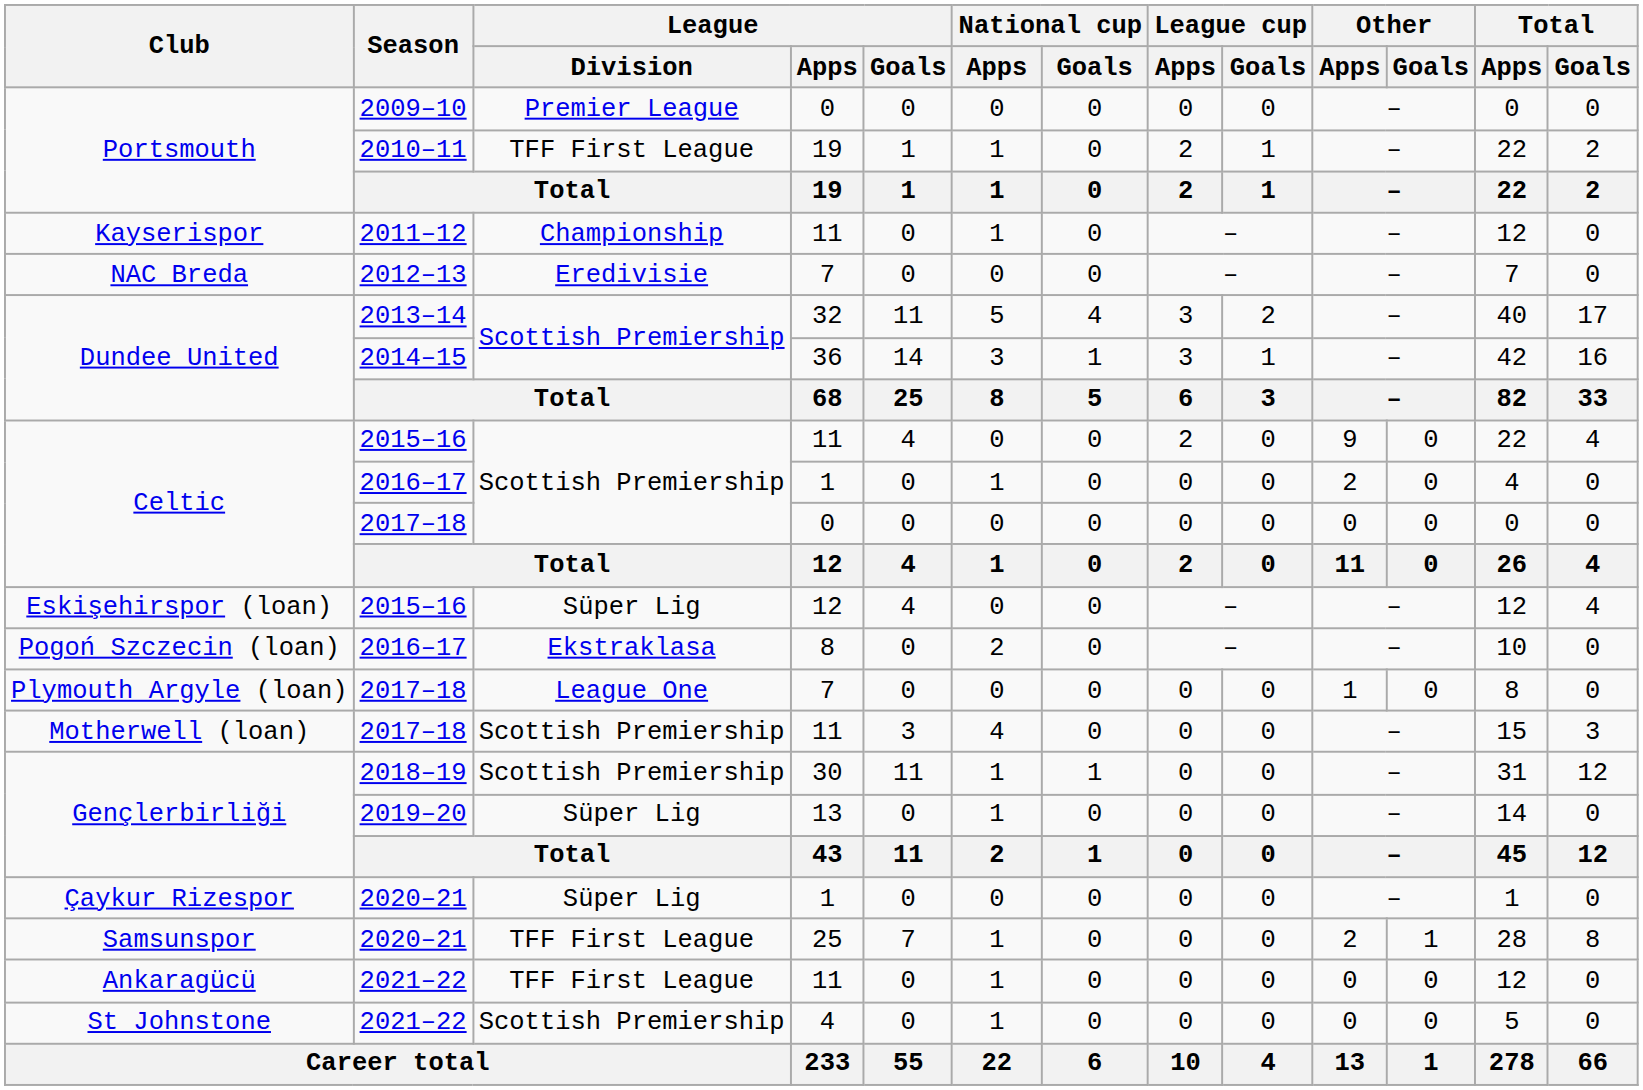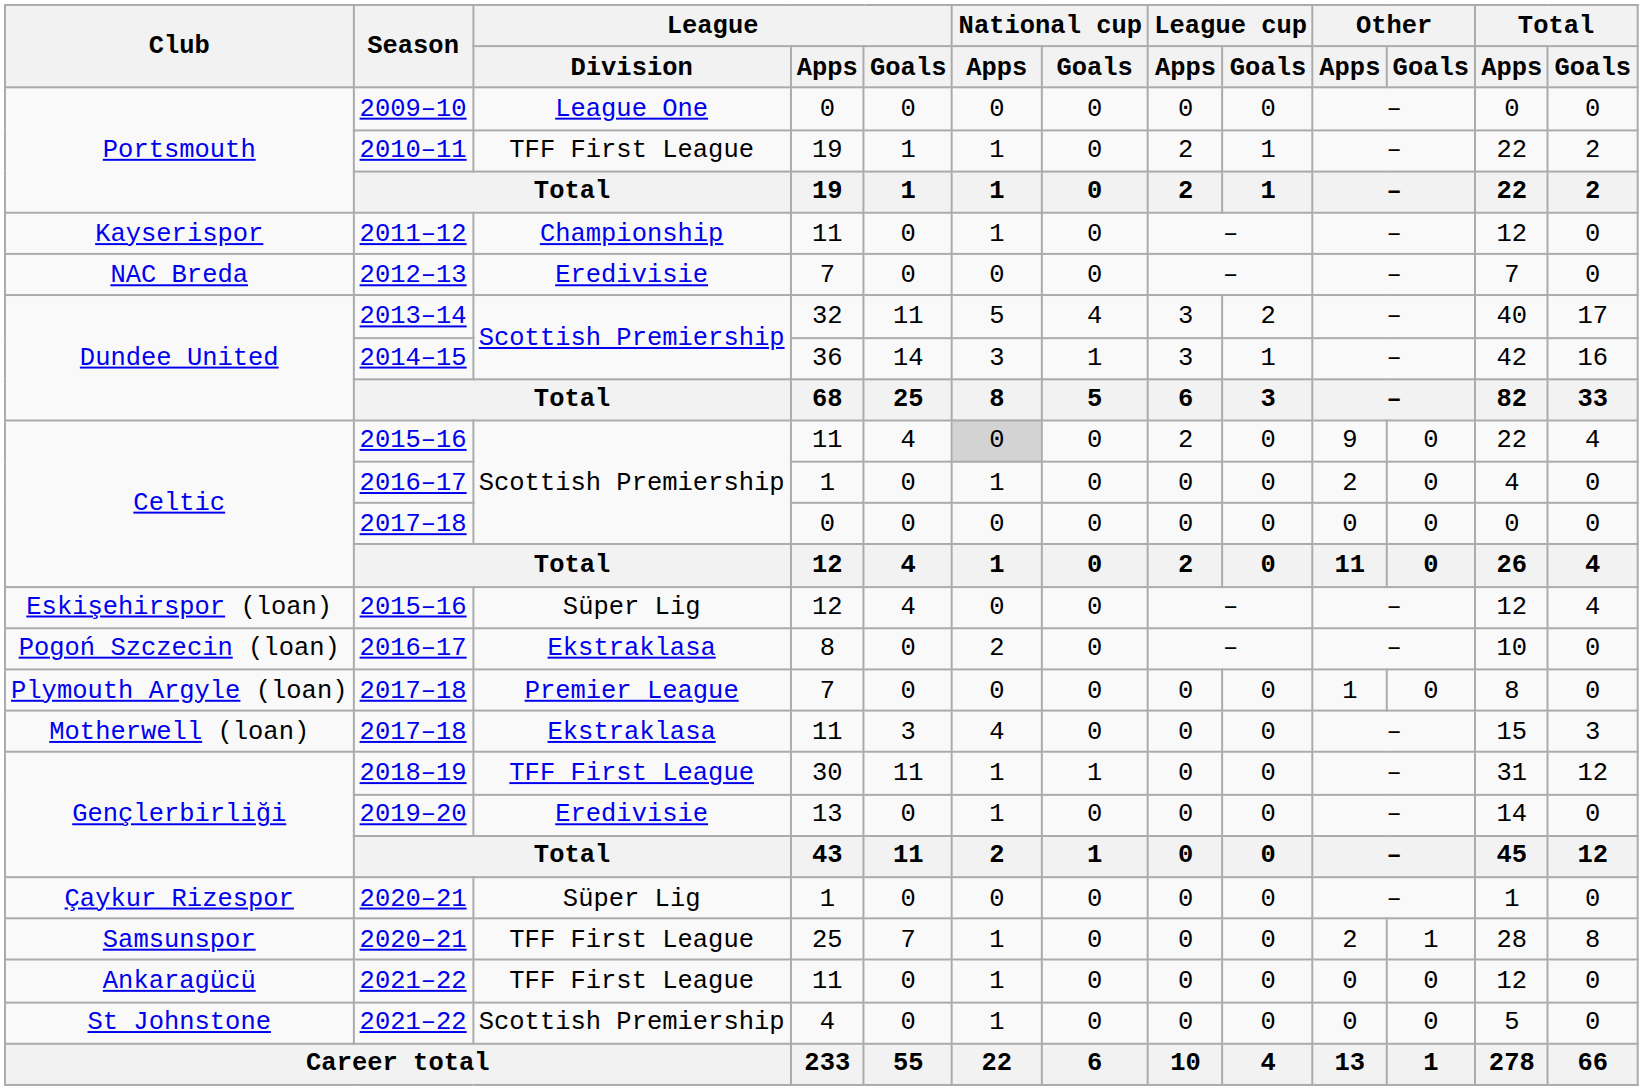(632, 109) Premier League -> (632, 109) League One
(997, 441) no background -> (997, 441) lightgrey background
(632, 690) League One -> (632, 690) Premier League
(632, 732) Scottish Premiership -> (632, 732) Ekstraklasa
(632, 773) Scottish Premiership -> (632, 773) TFF First League
(632, 815) Süper Lig -> (632, 815) Eredivisie
